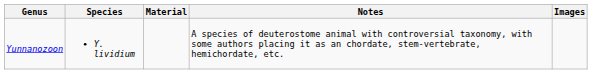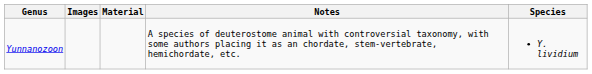columns swapped: (105, 11) <-> (570, 11)
